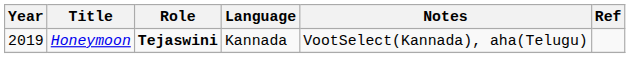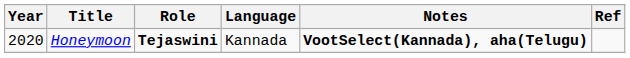(26, 41) 2019 -> (26, 41) 2020
(445, 41) normal -> (445, 41) bold
